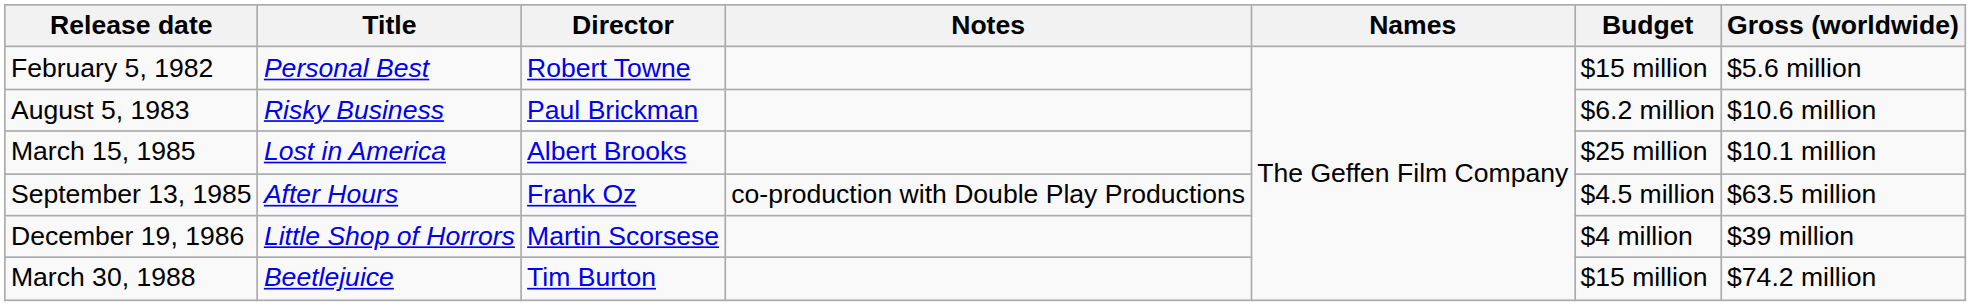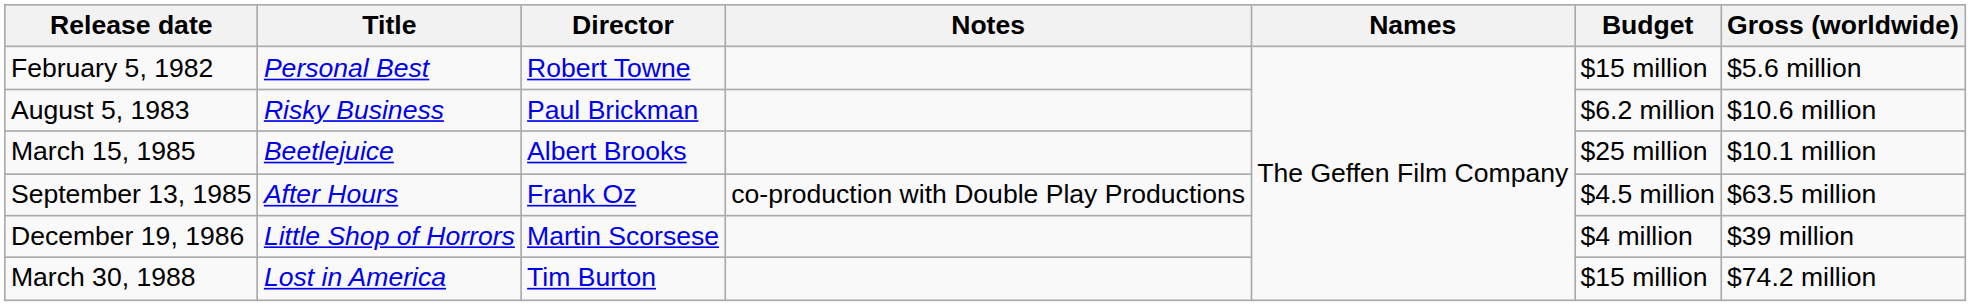(355, 151) Lost in America -> (329, 151) Beetlejuice
(329, 278) Beetlejuice -> (355, 278) Lost in America
